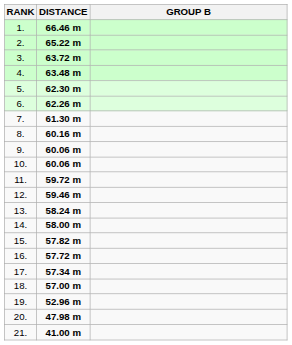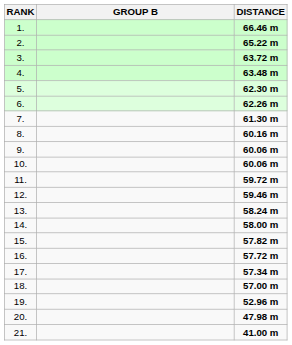columns swapped: (189, 12) <-> (63, 12)
